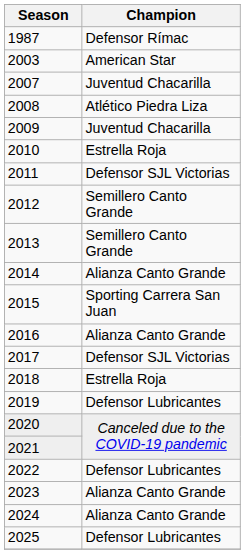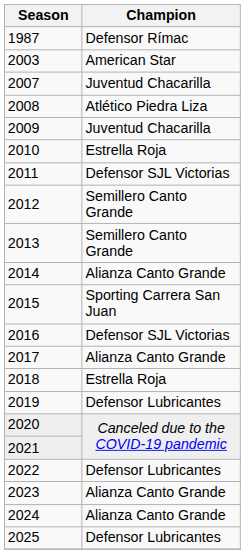(156, 334) Alianza Canto Grande -> (158, 334) Defensor SJL Victorias
(158, 357) Defensor SJL Victorias -> (156, 357) Alianza Canto Grande
